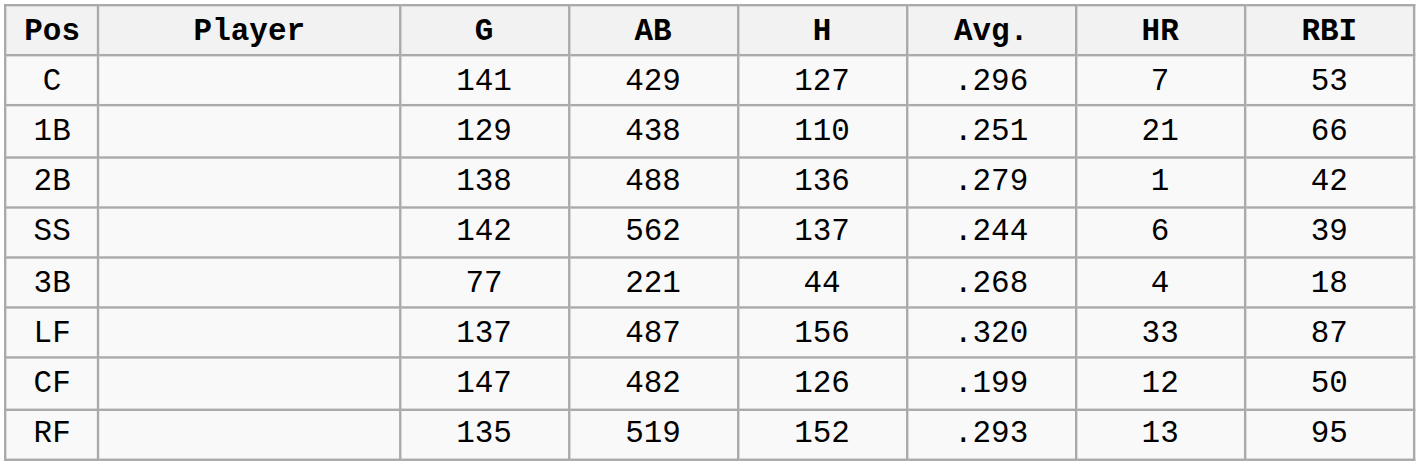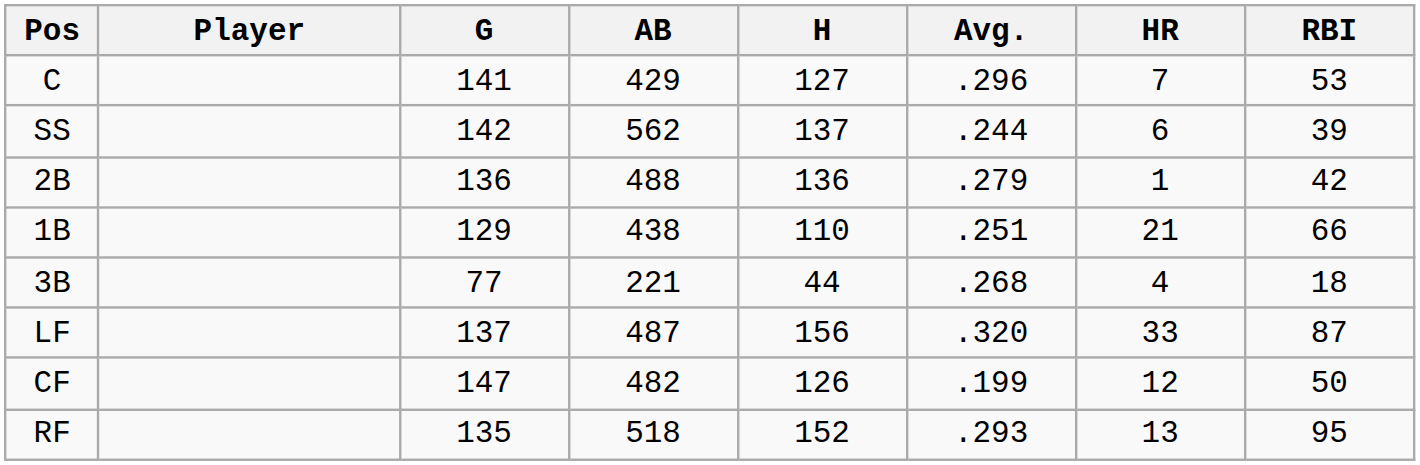rows swapped: (52, 131) <-> (52, 232)
(484, 182) 138 -> (484, 182) 136
(653, 434) 519 -> (653, 434) 518
